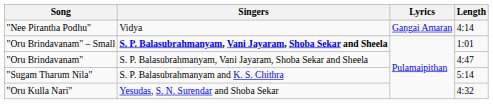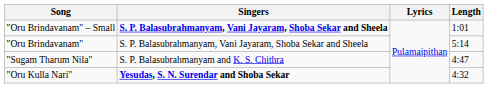- row: (49, 28)
(465, 59) 4:47 -> (460, 44) 5:14
(465, 75) 5:14 -> (460, 59) 4:47
(199, 91) normal -> (205, 75) bold
